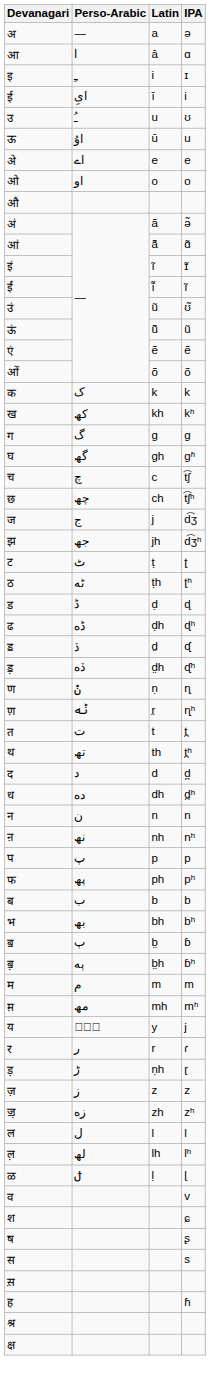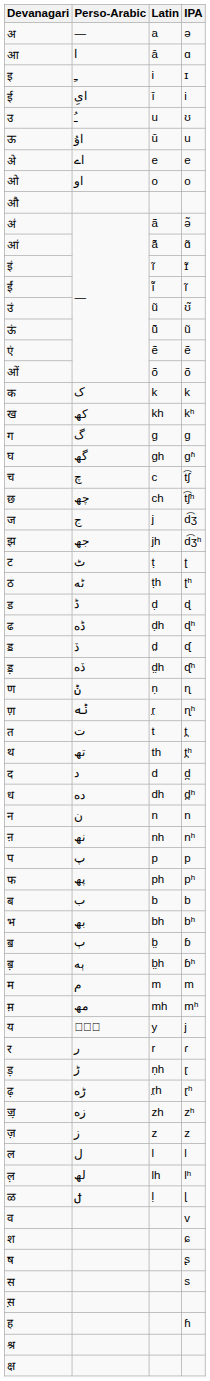+ row: (10, 1091)
rows swapped: (11, 1091) <-> (11, 1112)
